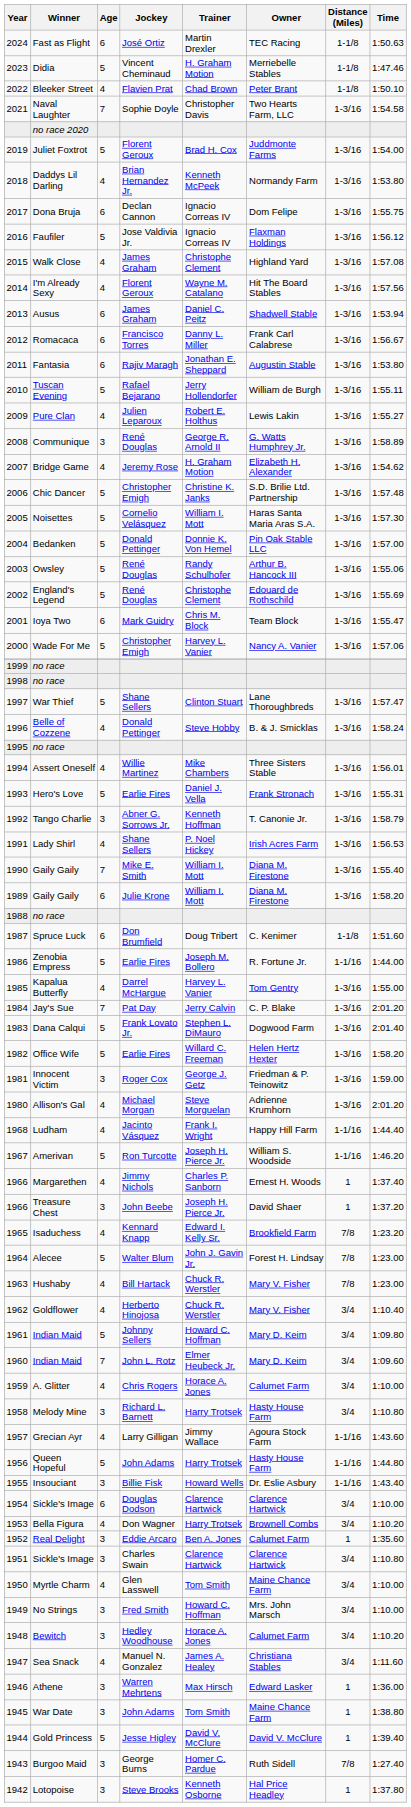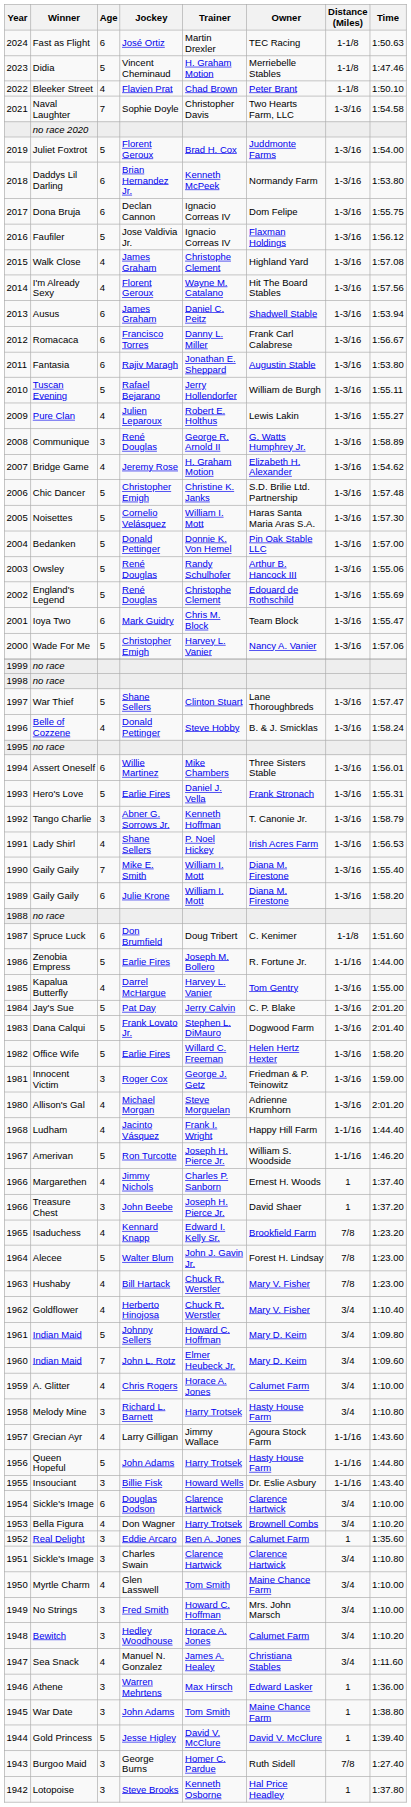(102, 181) 4 -> (102, 181) 6
(102, 768) 4 -> (102, 768) 6
(102, 1008) 7 -> (102, 1008) 5
